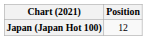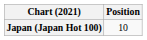(123, 27) 12 -> (123, 27) 10
